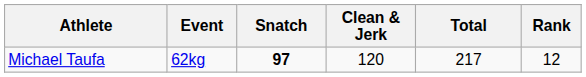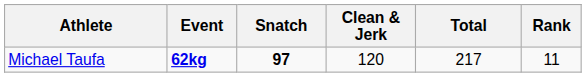(188, 60) normal -> (189, 60) bold
(552, 60) 12 -> (552, 60) 11
